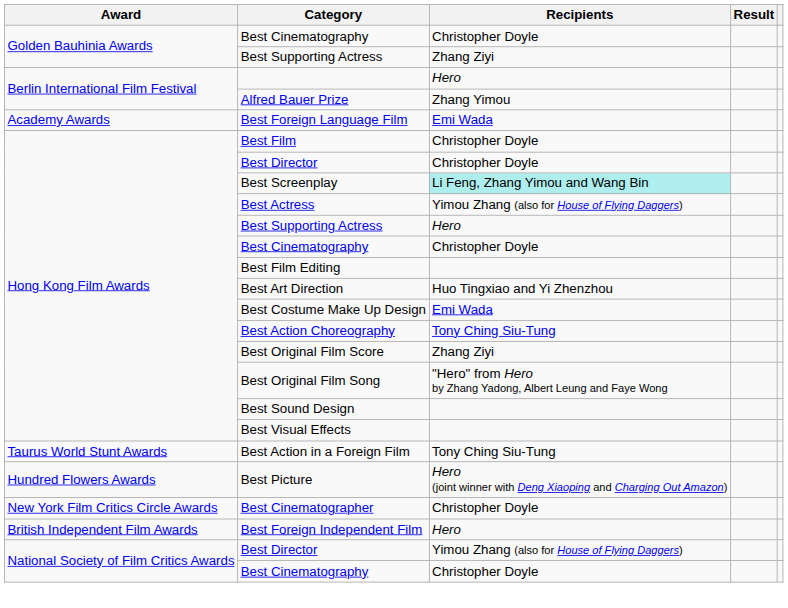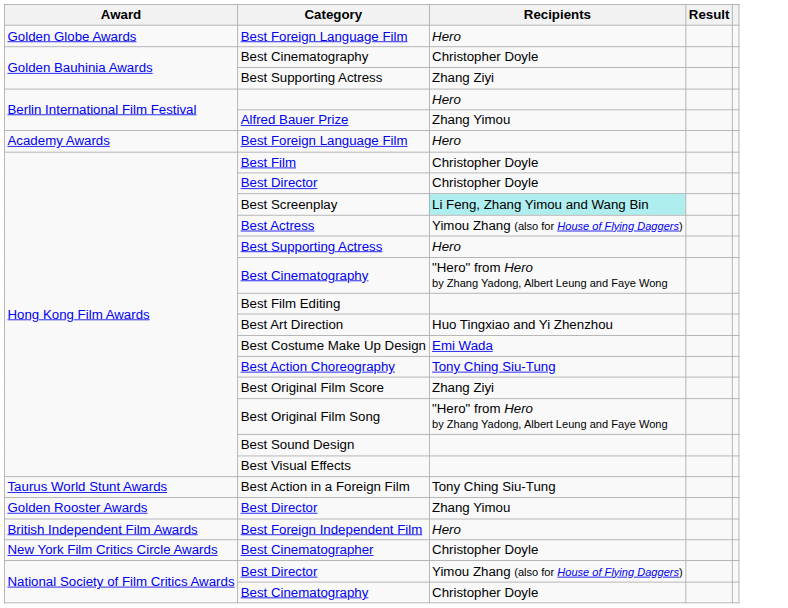+ row: (72, 36)
(462, 120) Emi Wada -> (446, 141) Hero
(485, 246) Christopher Doyle -> (550, 275) "Hero" from Hero by Zhang Yadong, Albert Leung and Faye Wong
- row: (82, 479)
+ row: (77, 508)
rows swapped: (103, 529) <-> (113, 508)
